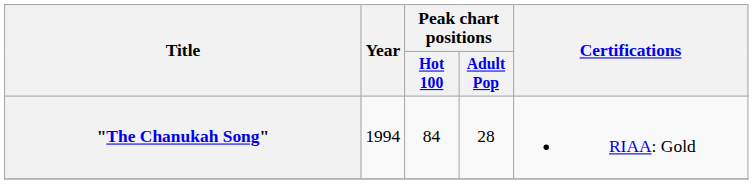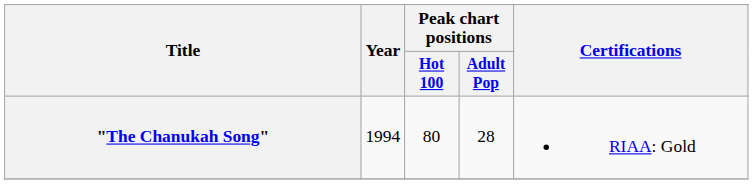(432, 137) 84 -> (432, 137) 80
